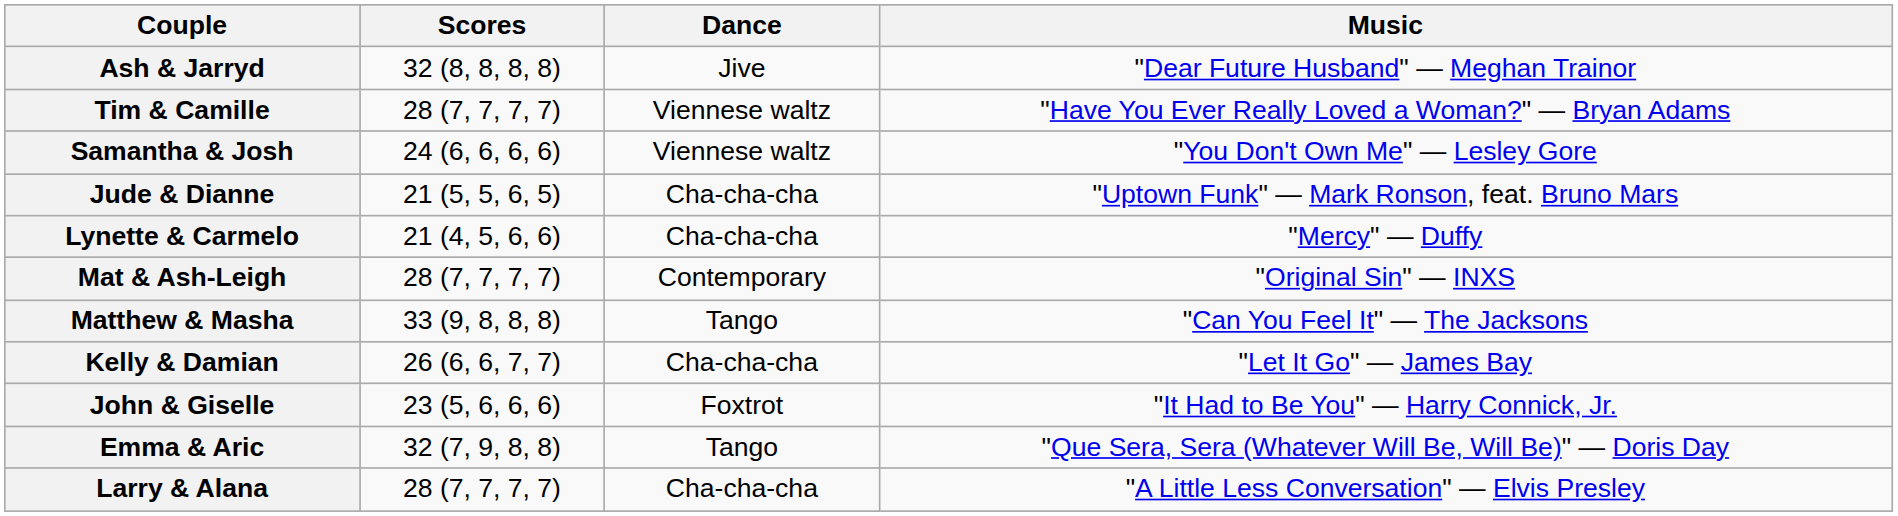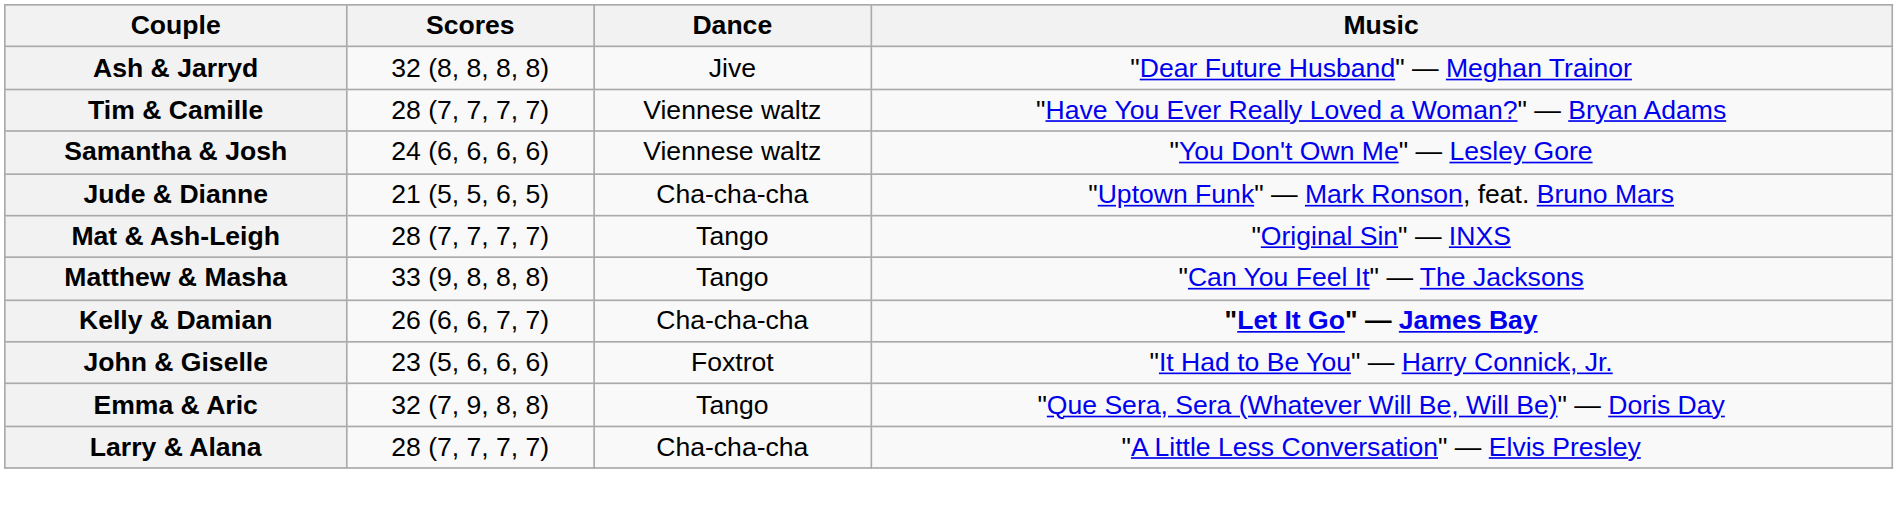- row: (182, 236)
(742, 278) Contemporary -> (732, 236) Tango
(1385, 362) normal -> (1381, 320) bold
